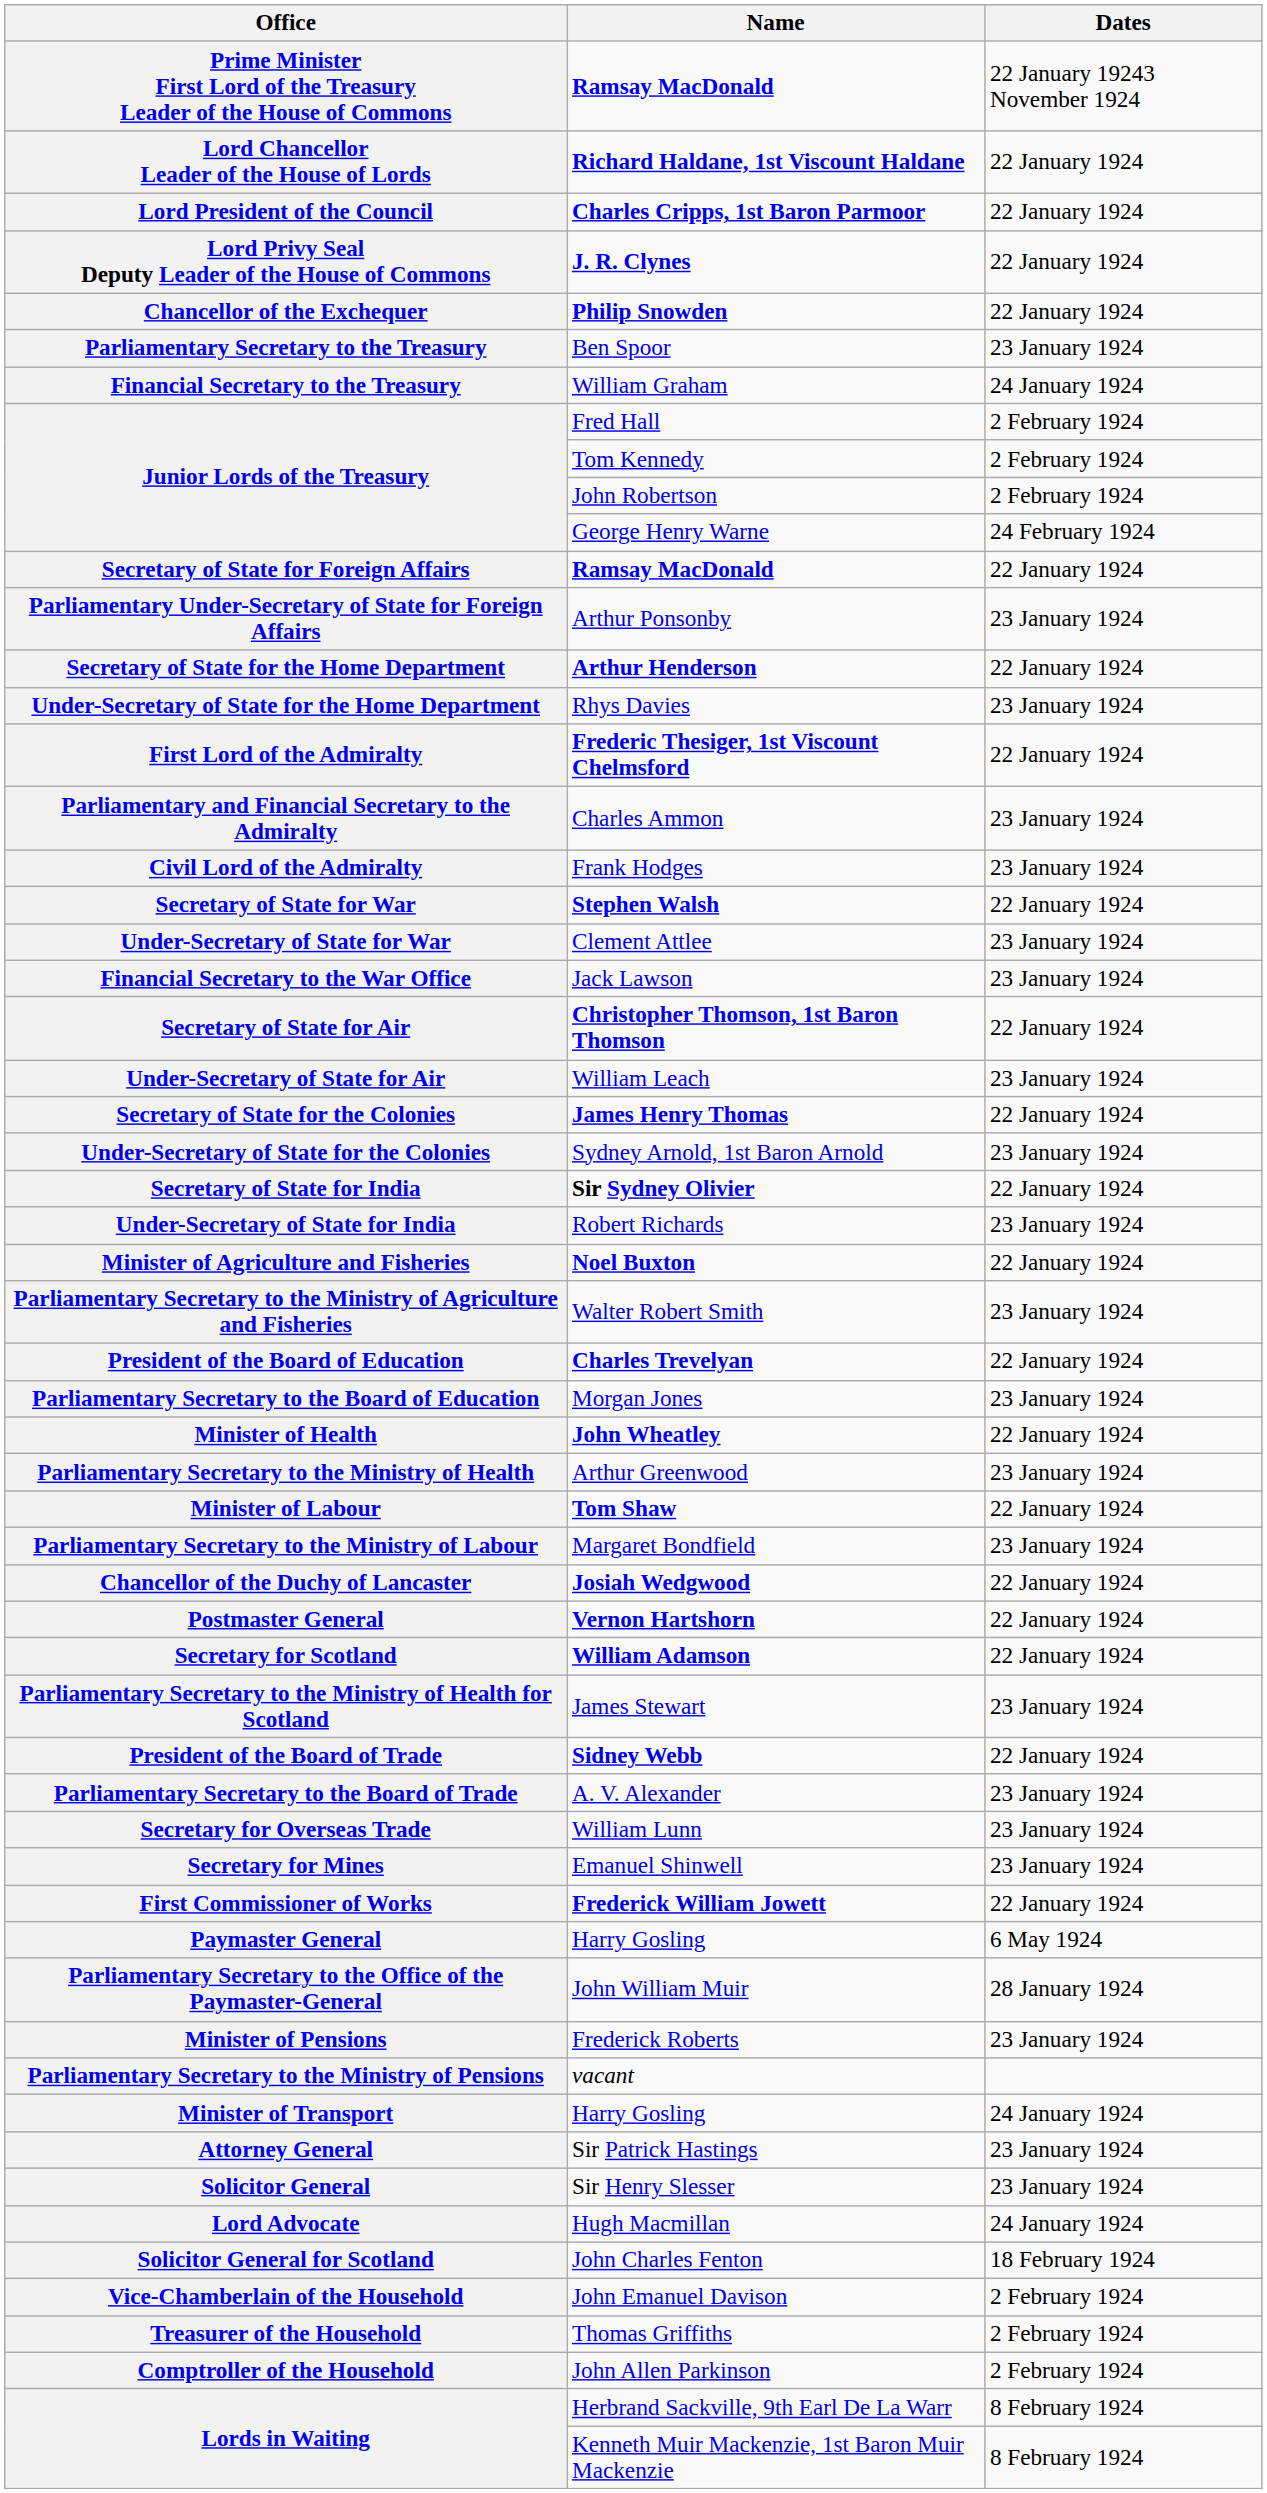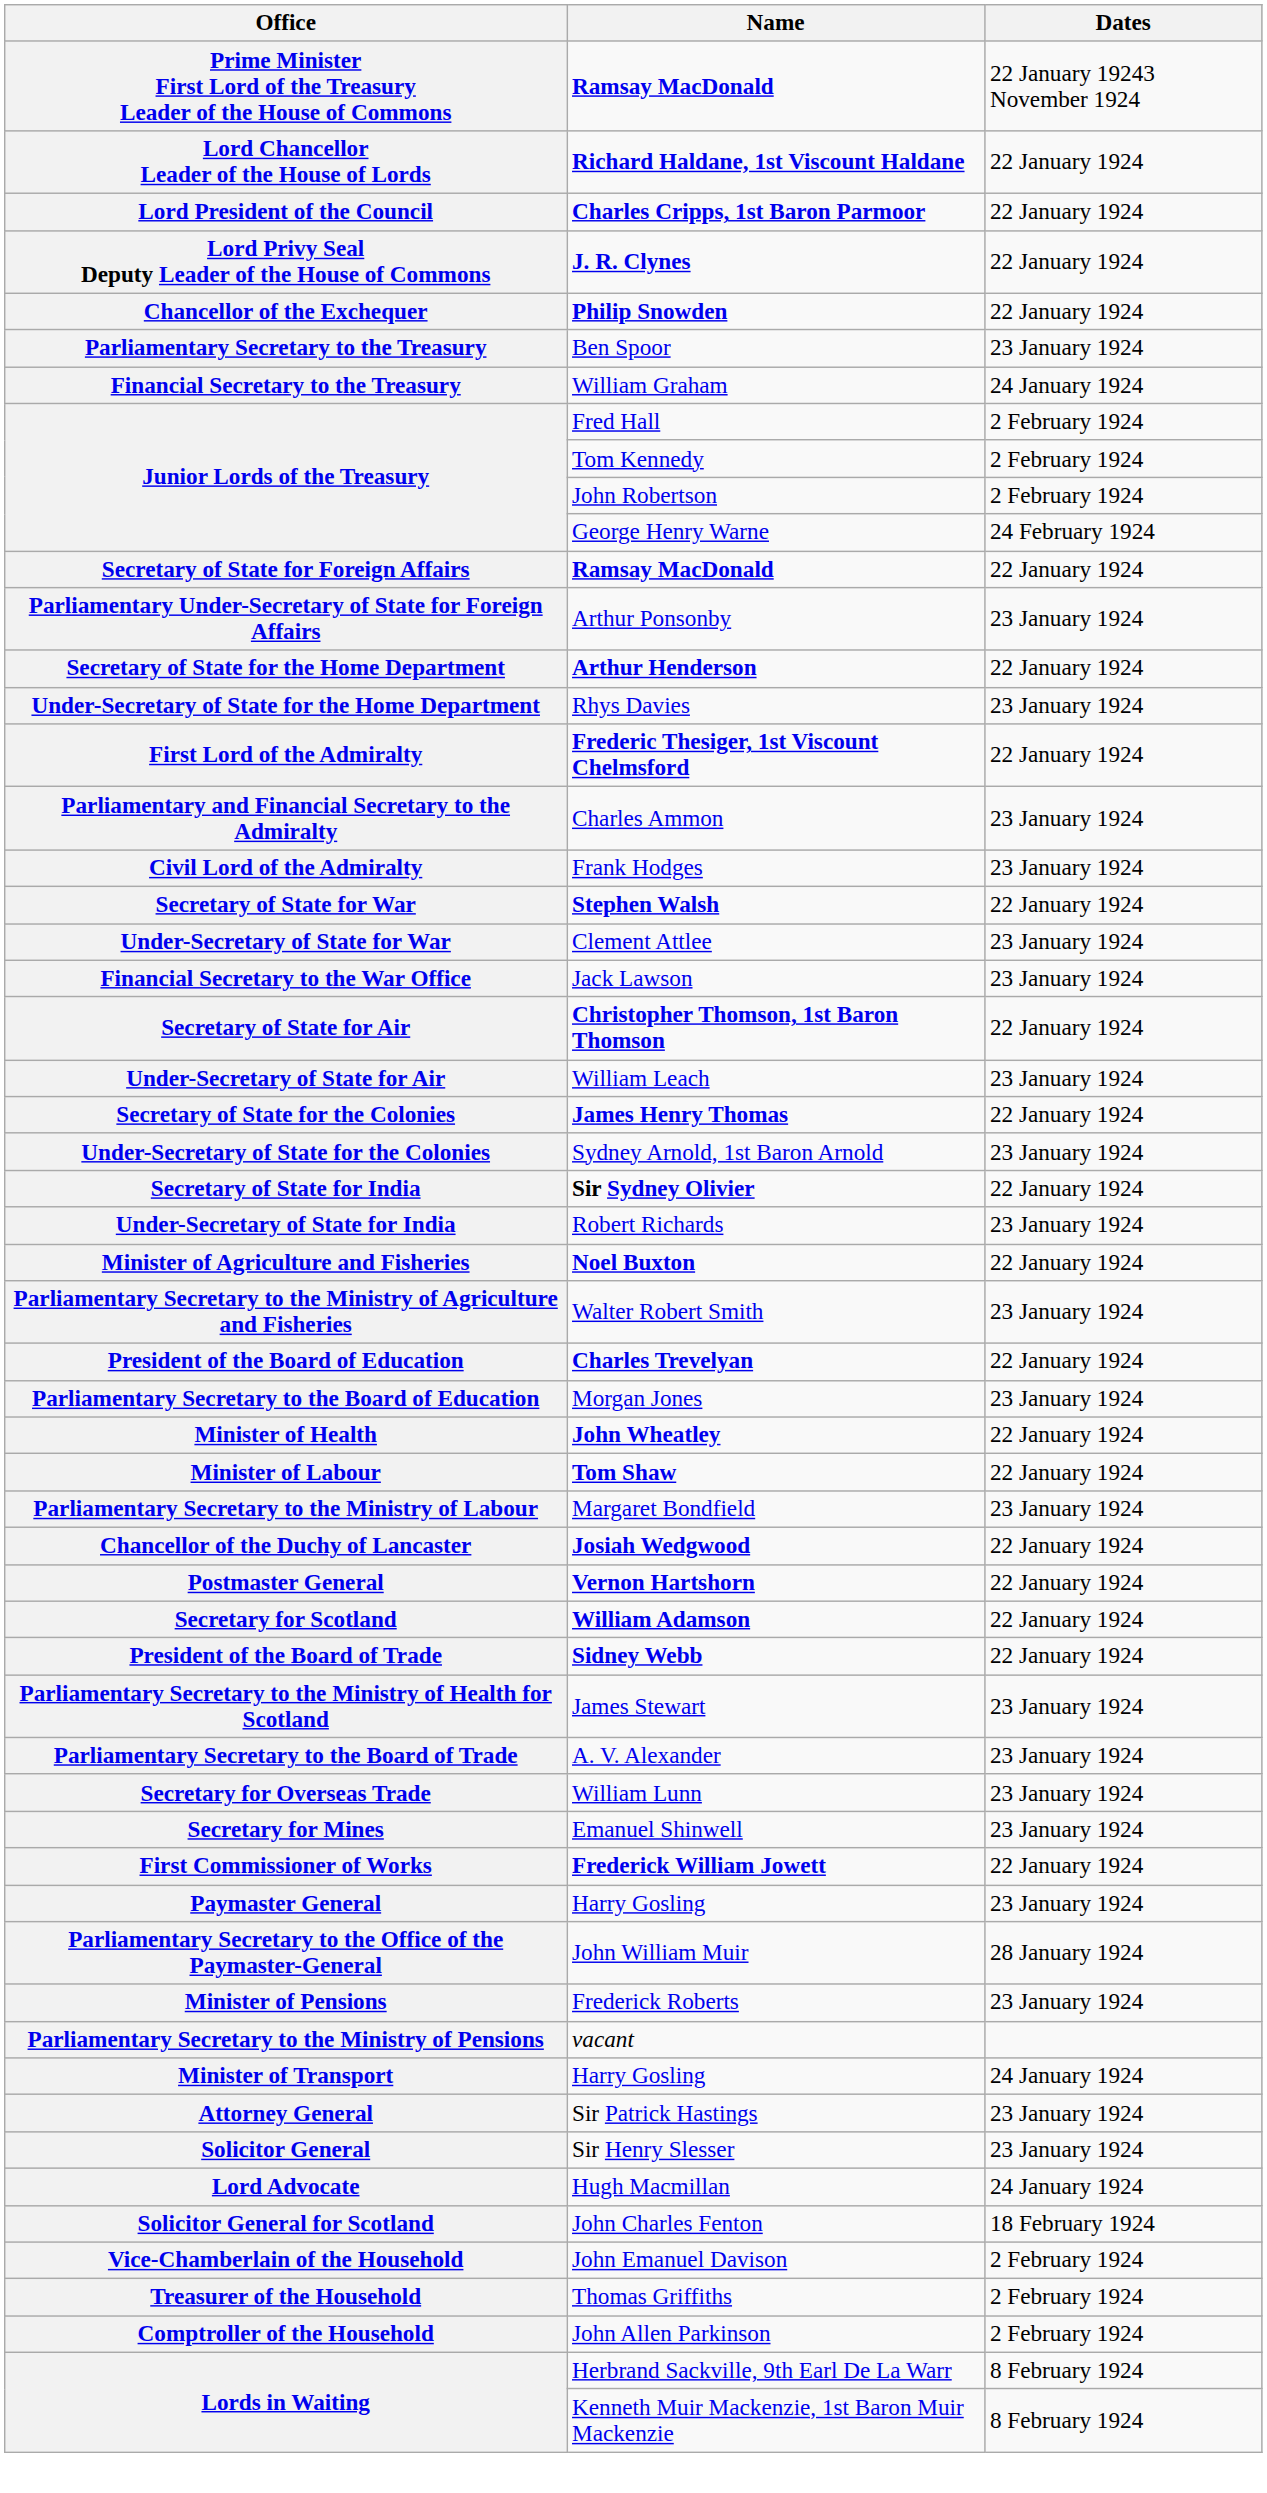- row: (286, 1471)
rows swapped: (286, 1705) <-> (286, 1755)
(1046, 1939) 6 May 1924 -> (1067, 1902) 23 January 1924
